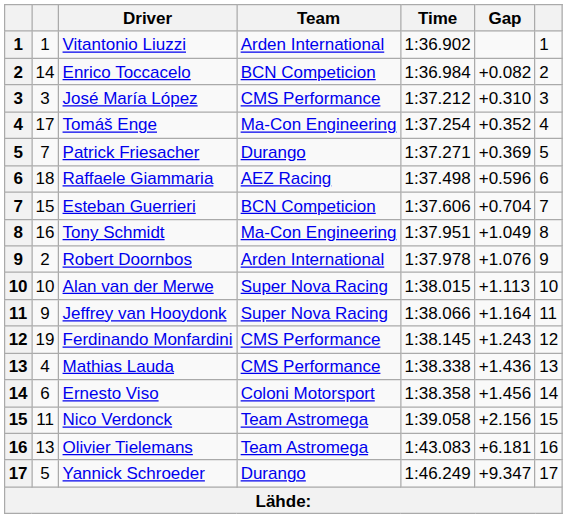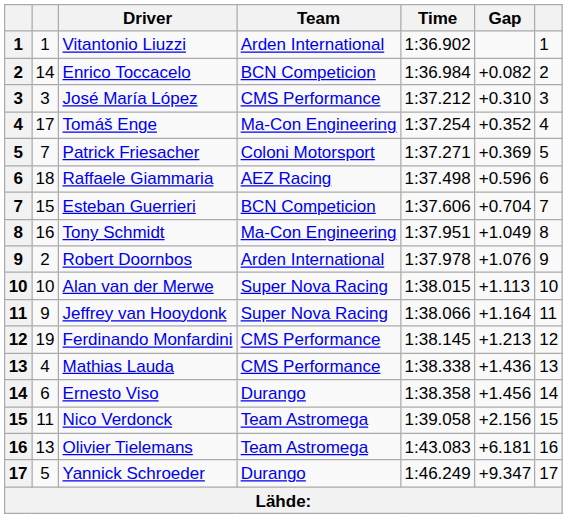(273, 152) Durango -> (308, 152) Coloni Motorsport
(505, 339) +1.243 -> (505, 339) +1.213
(308, 393) Coloni Motorsport -> (273, 393) Durango
